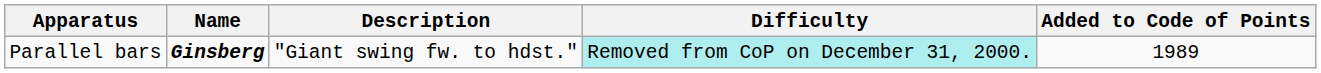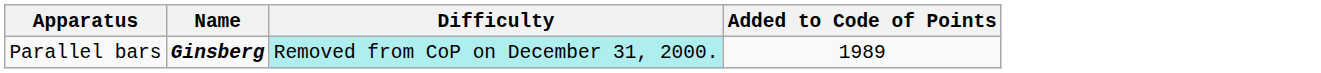- column: (426, 21)
